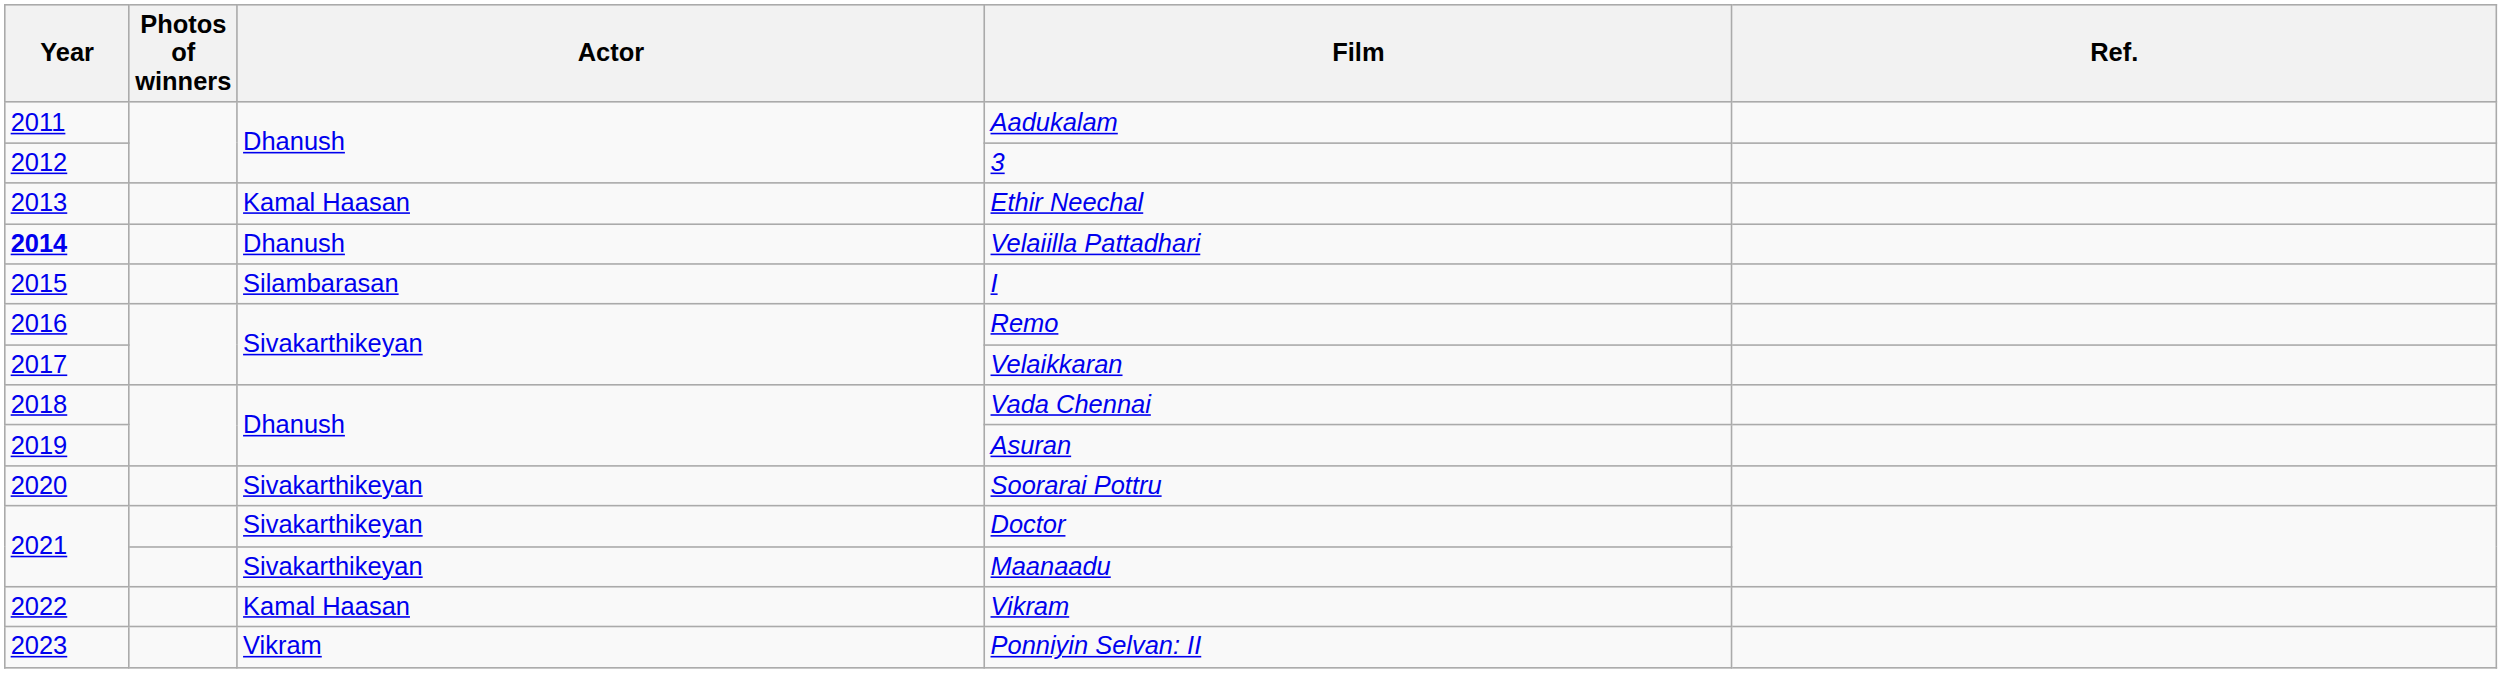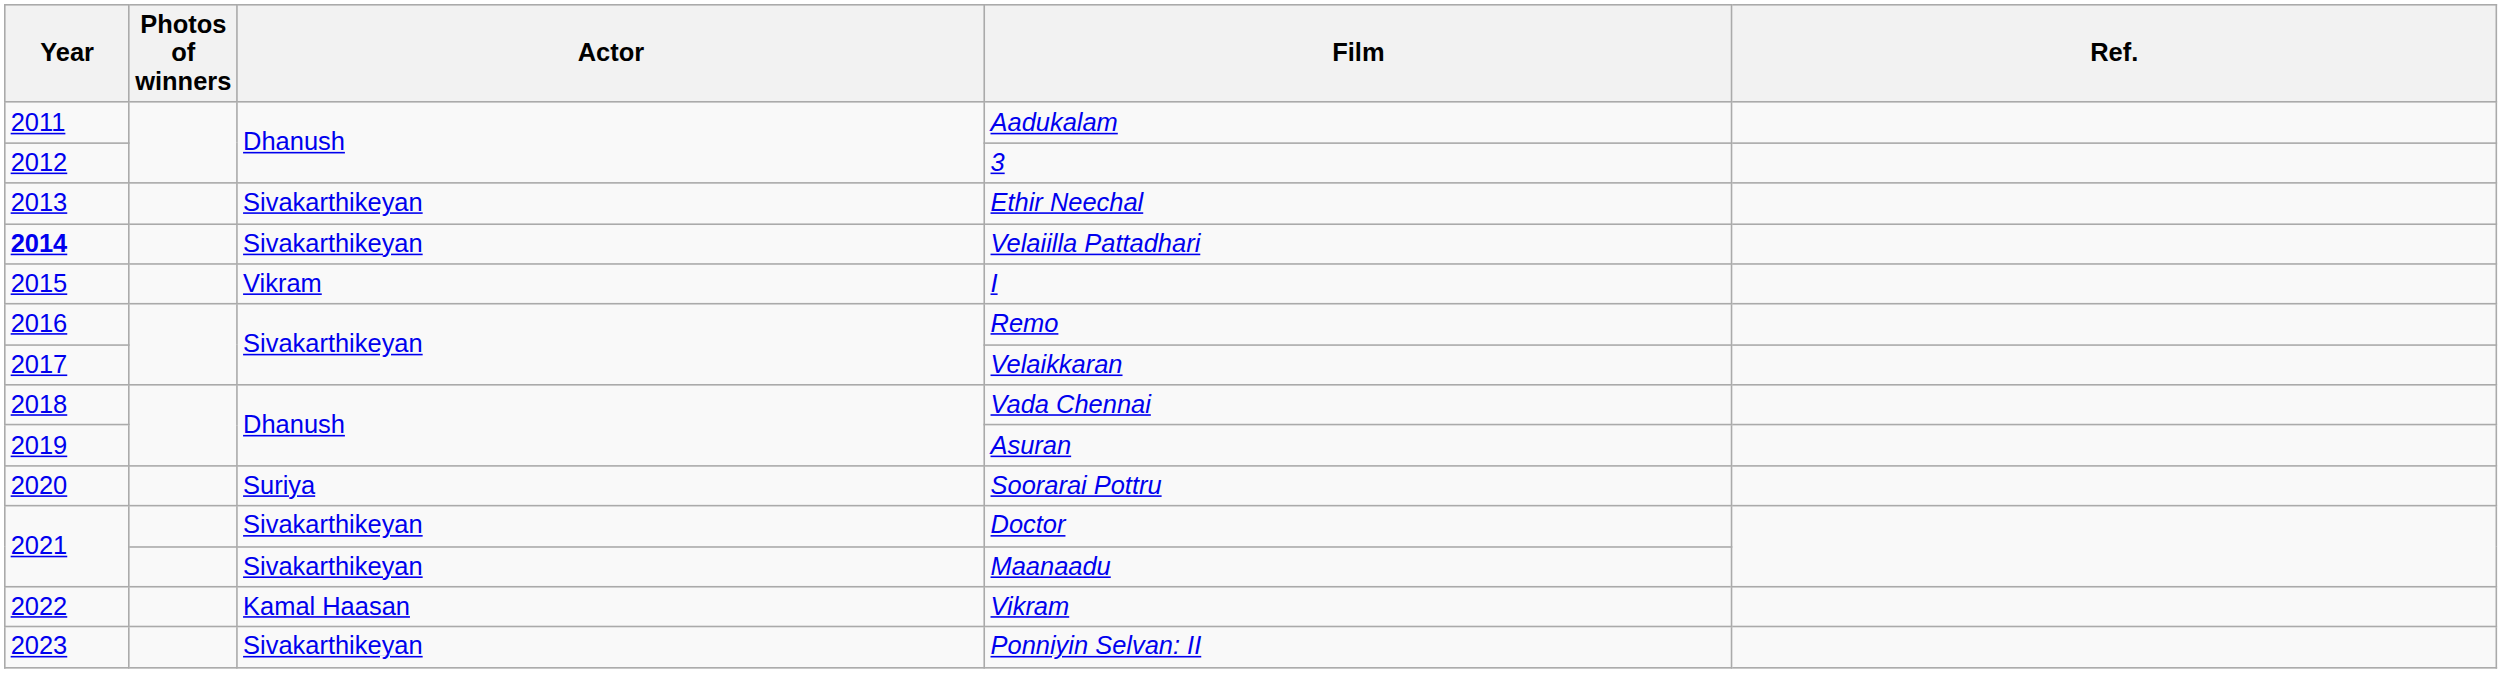(327, 202) Kamal Haasan -> (333, 202) Sivakarthikeyan
(294, 243) Dhanush -> (333, 243) Sivakarthikeyan
(321, 283) Silambarasan -> (282, 283) Vikram
(333, 485) Sivakarthikeyan -> (279, 485) Suriya
(282, 646) Vikram -> (333, 646) Sivakarthikeyan
